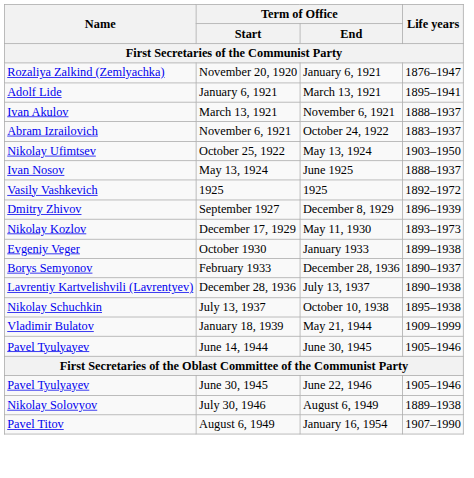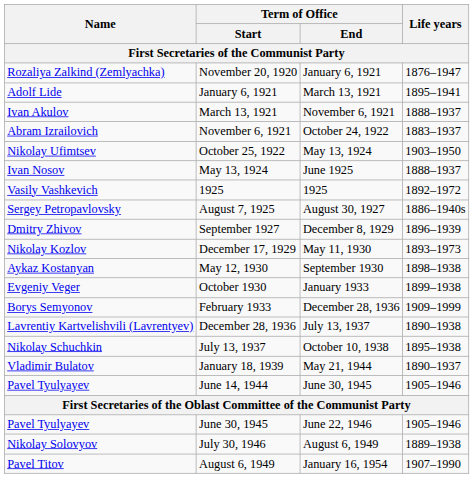+ row: (237, 209)
+ row: (233, 268)
(433, 268) 1890–1937 -> (433, 307) 1909–1999
(433, 326) 1909–1999 -> (433, 365) 1890–1937
